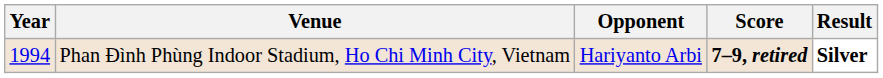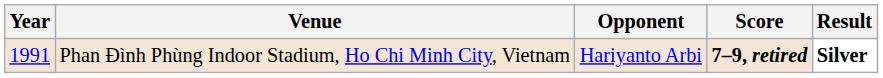(30, 55) 1994 -> (30, 55) 1991
